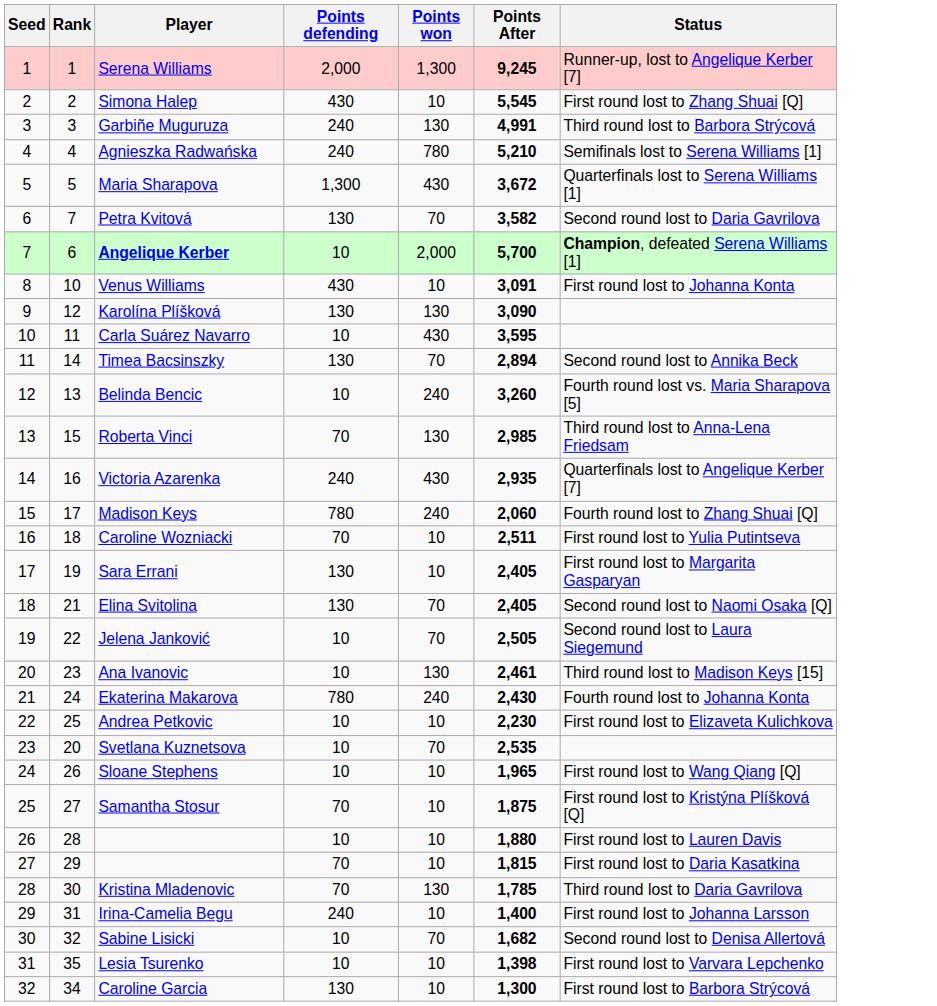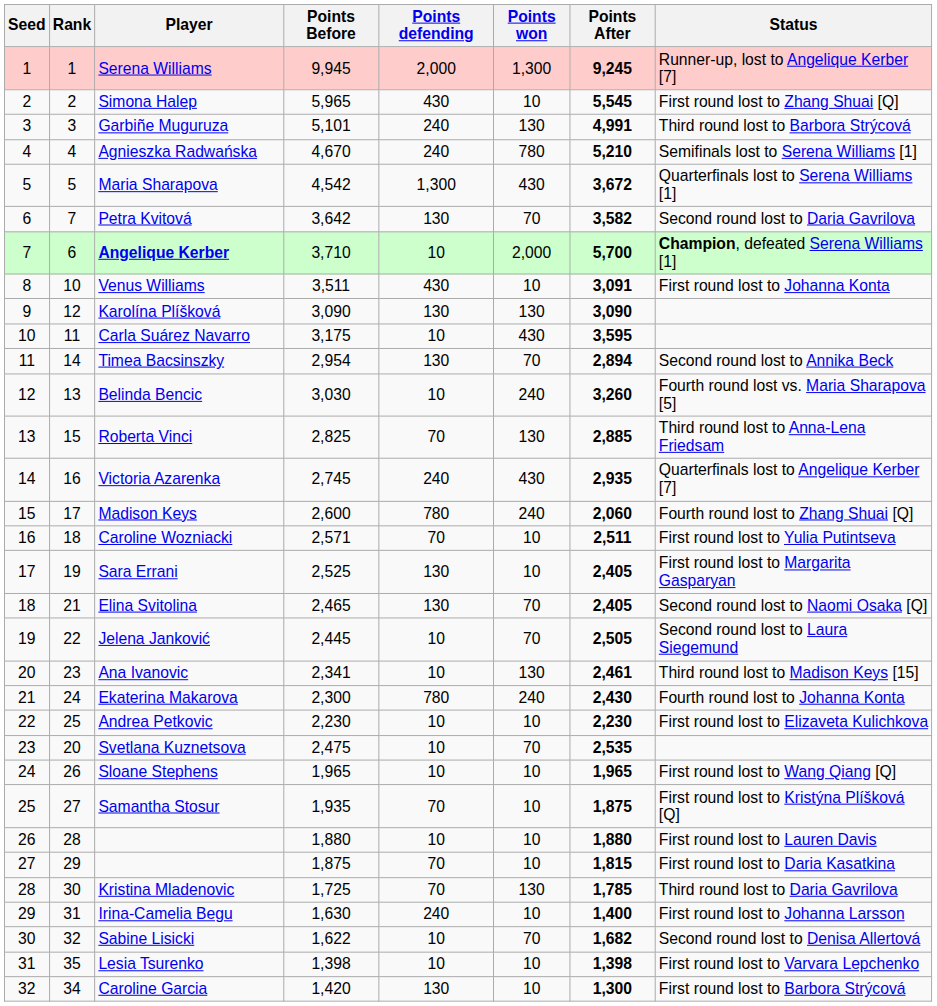+ column: (331, 25)
(517, 437) 2,985 -> (612, 437) 2,885
